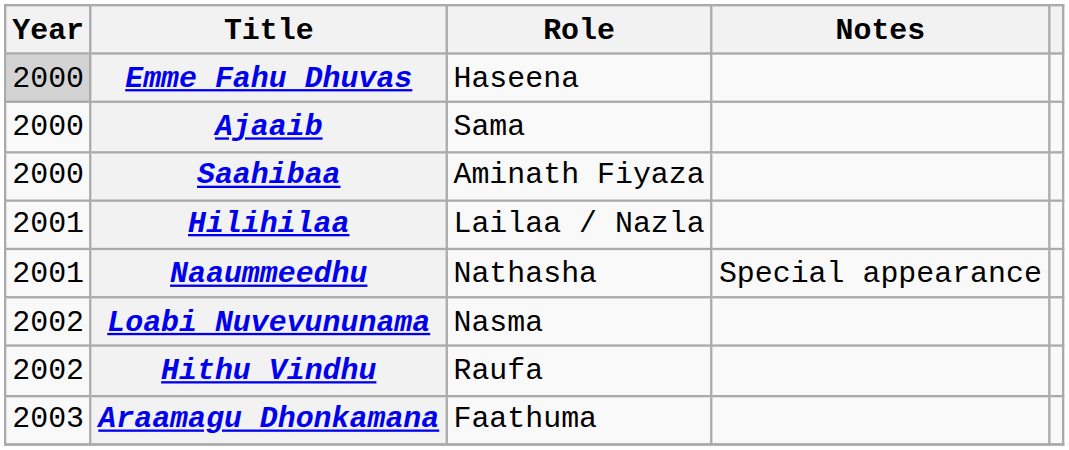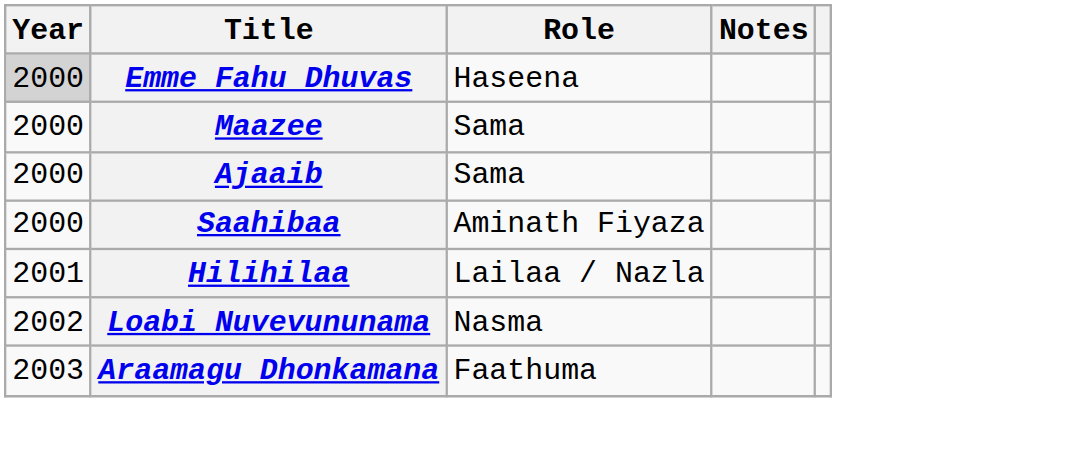+ row: (269, 127)
- row: (269, 273)
- row: (269, 371)
